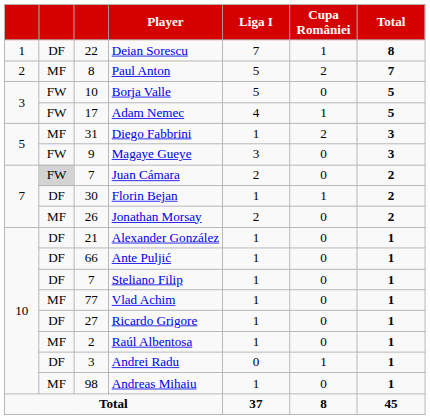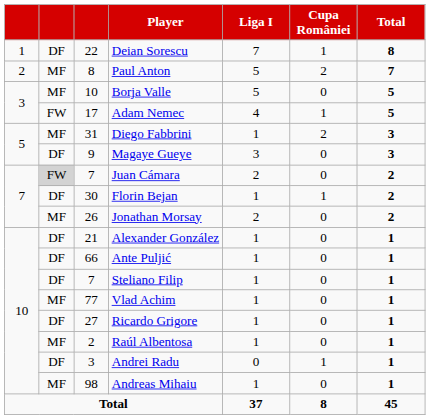(57, 92) FW -> (57, 92) MF
(57, 154) FW -> (57, 154) DF
